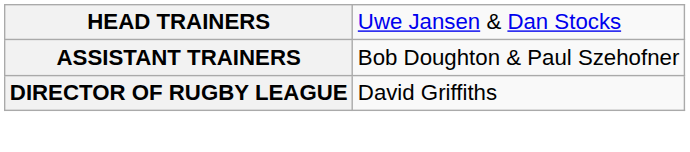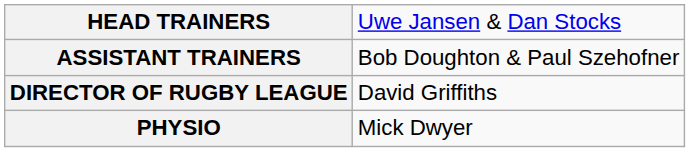+ row: (179, 127)
